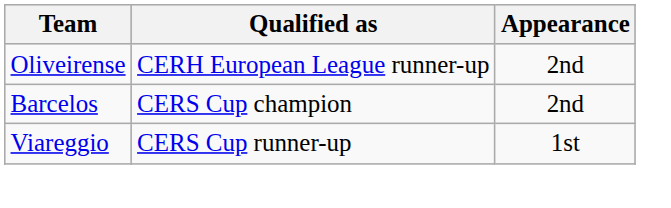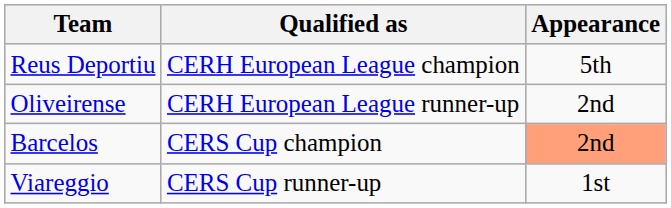+ row: (83, 63)
(565, 103) no background -> (596, 143) lightsalmon background
